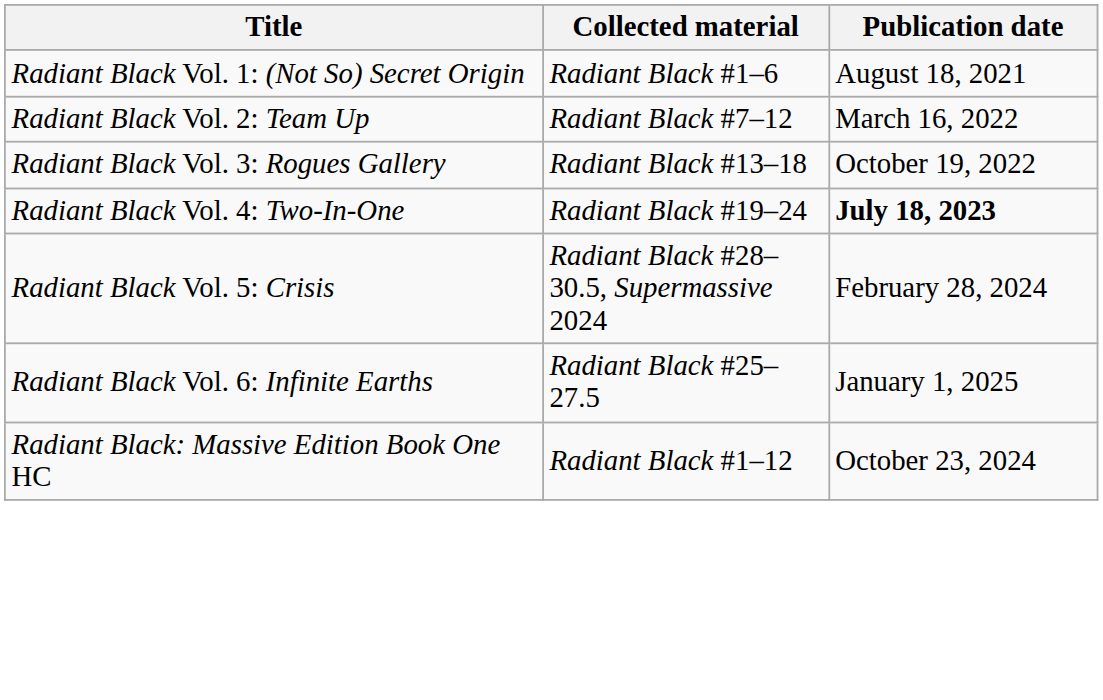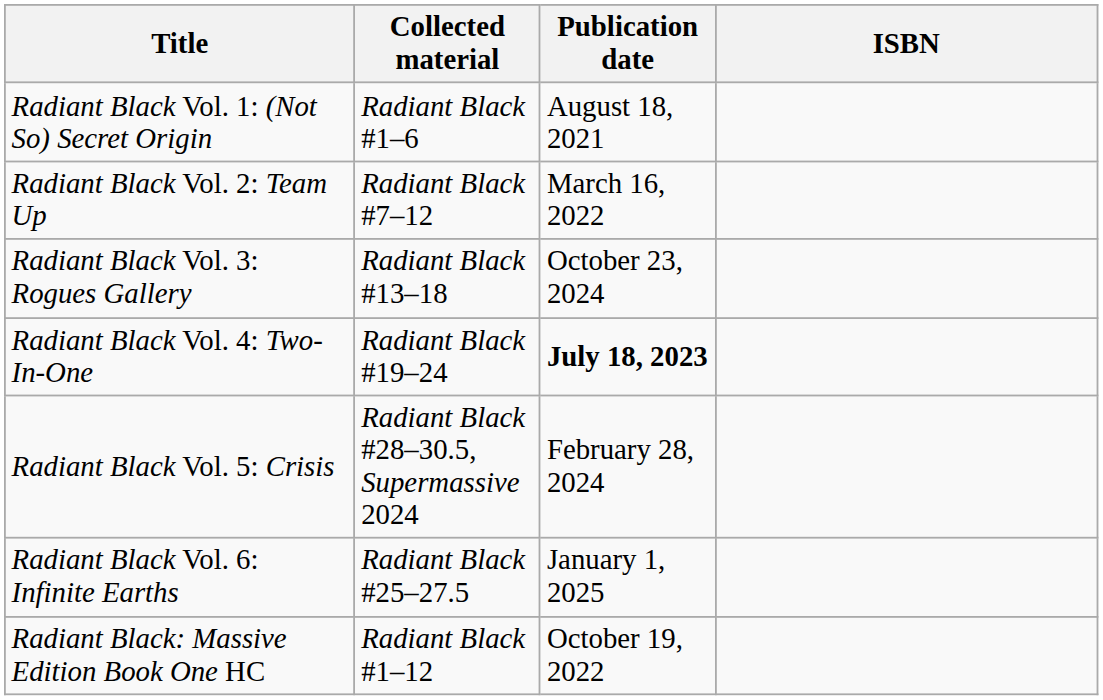+ column: (906, 43)
(936, 164) October 19, 2022 -> (615, 277) October 23, 2024
(936, 460) October 23, 2024 -> (615, 654) October 19, 2022
